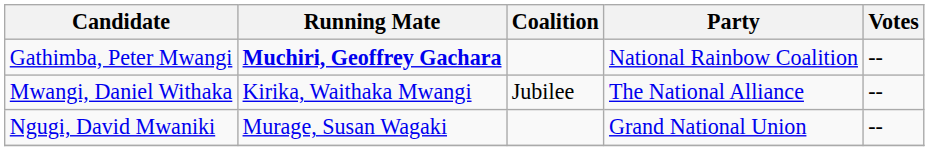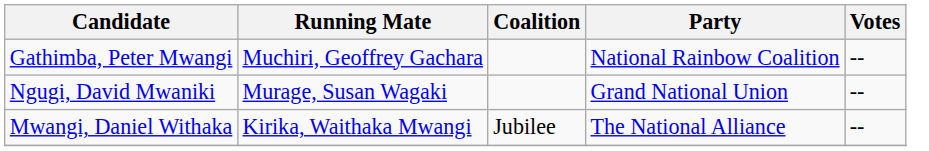(372, 57) bold -> (363, 57) normal
rows swapped: (121, 92) <-> (113, 127)
